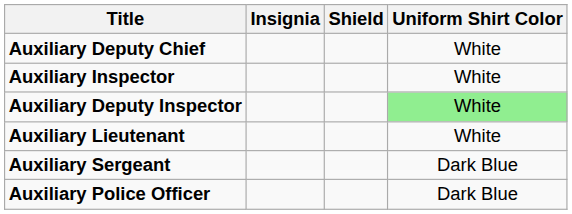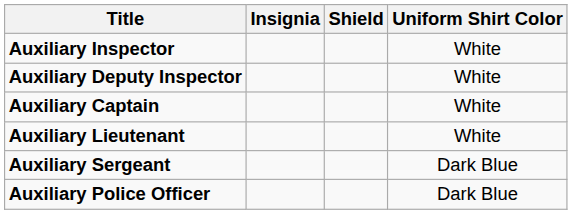- row: (107, 48)
(477, 106) lightgreen background -> (477, 77) no background
+ row: (84, 106)
